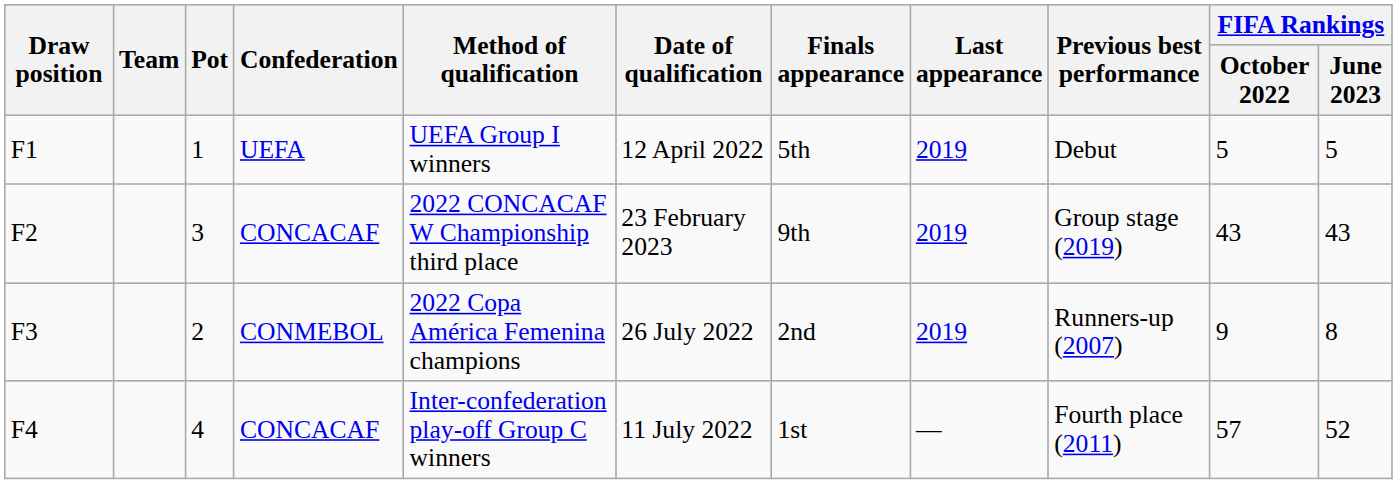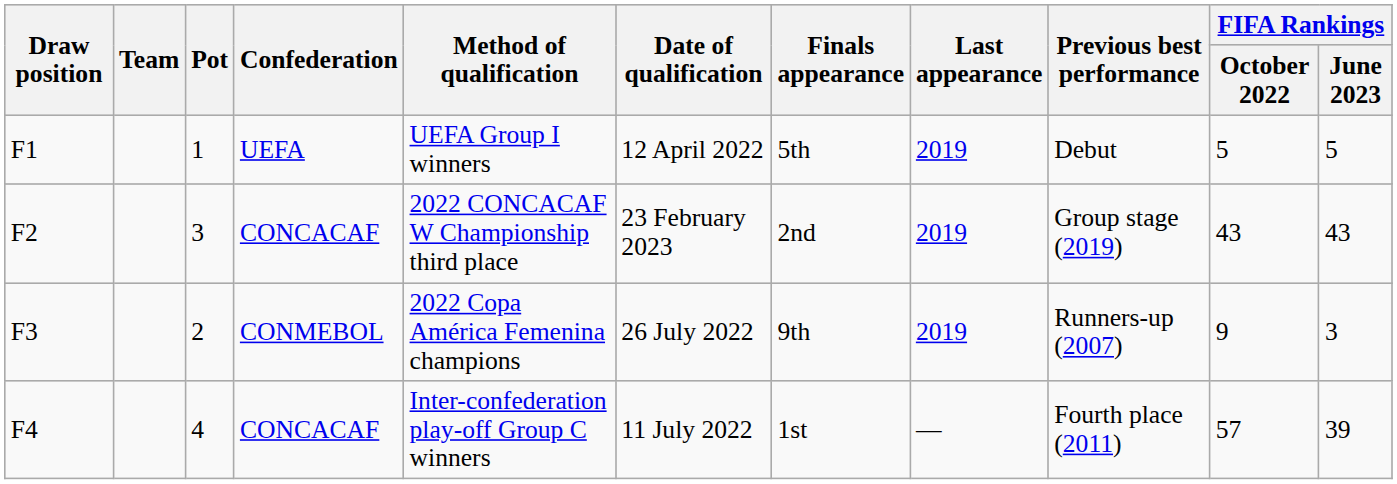(794, 233) 9th -> (797, 233) 2nd
(797, 331) 2nd -> (794, 331) 9th
(1331, 331) 8 -> (1331, 331) 3
(1338, 429) 52 -> (1338, 429) 39
